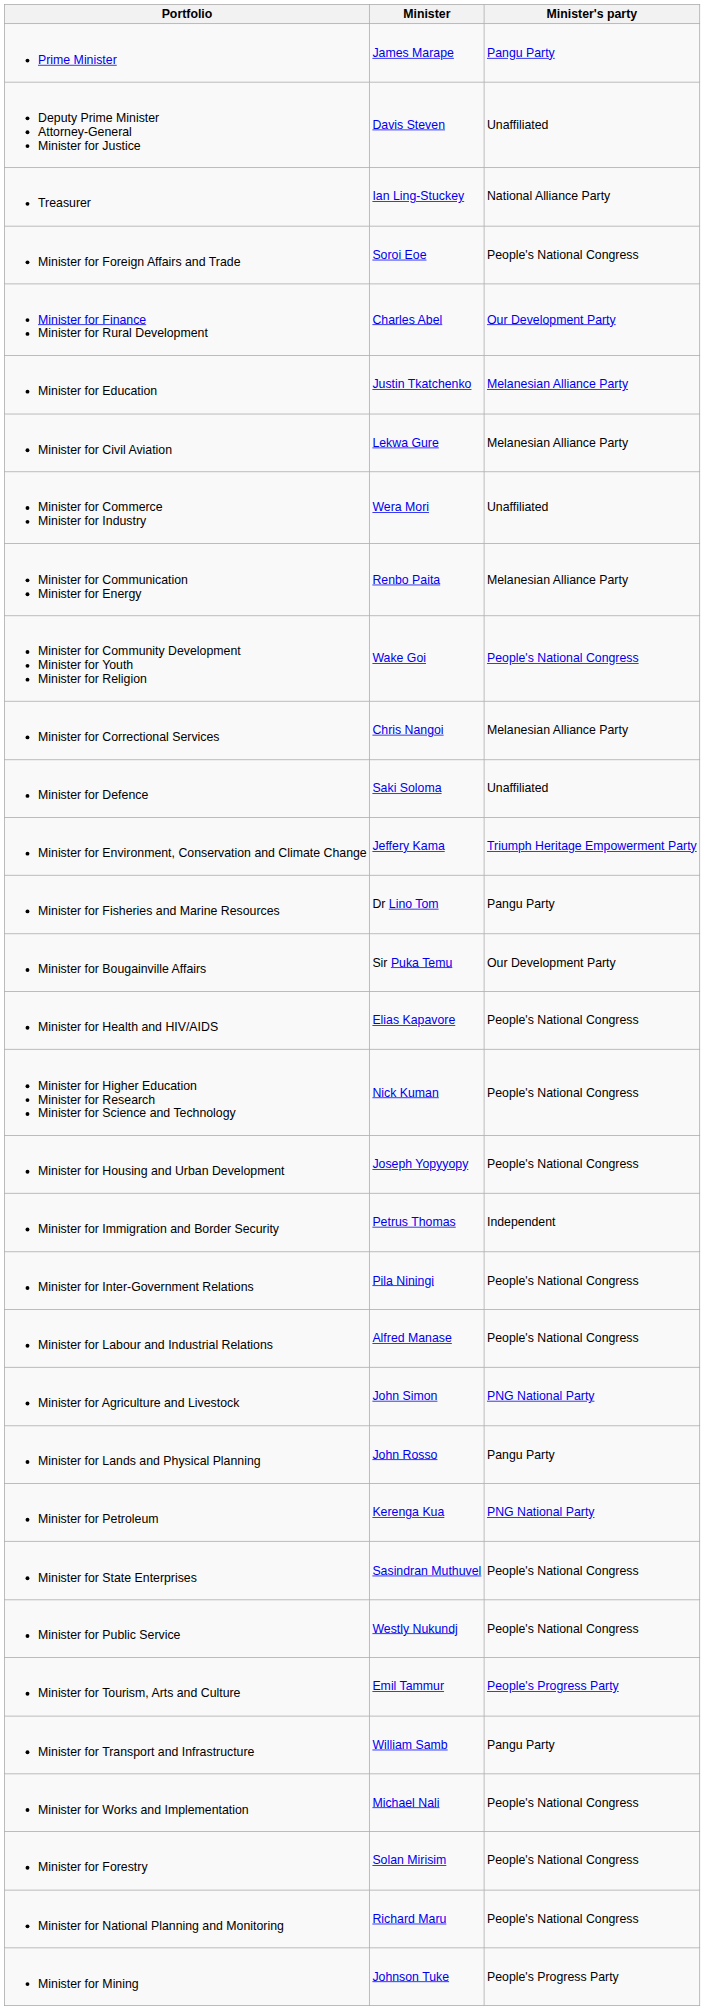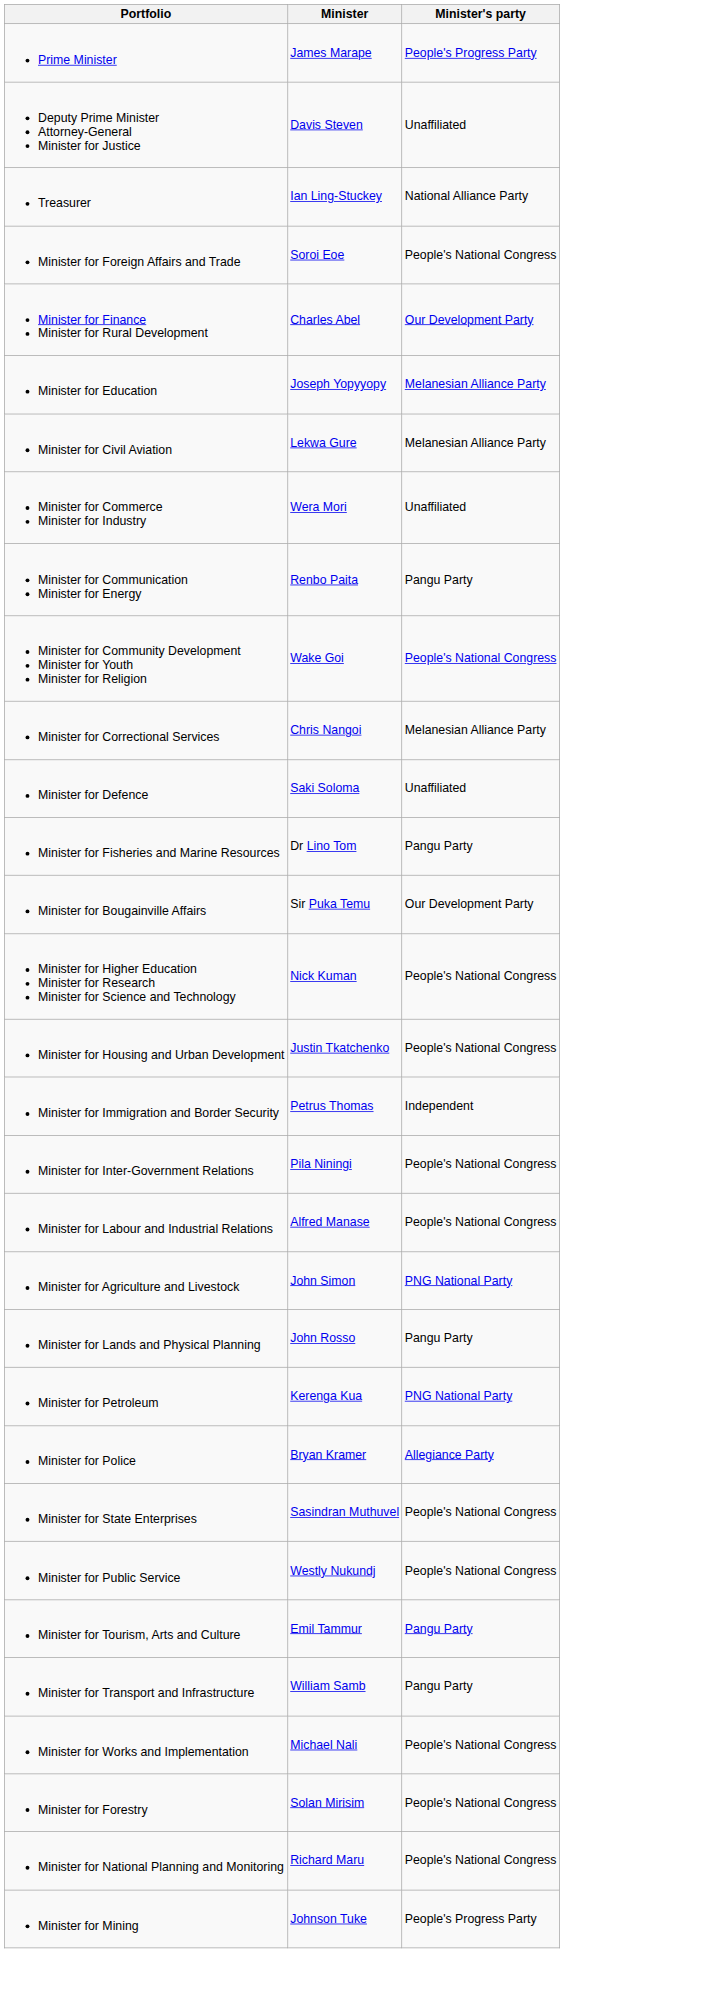(521, 53) Pangu Party -> (471, 53) People's Progress Party
(422, 384) Justin Tkatchenko -> (338, 384) Joseph Yopyyopy
(558, 579) Melanesian Alliance Party -> (439, 579) Pangu Party
- row: (187, 853)
- row: (187, 1027)
(420, 1164) Joseph Yopyyopy -> (340, 1048) Justin Tkatchenko
+ row: (146, 1461)
(553, 1686) People's Progress Party -> (439, 1628) Pangu Party
